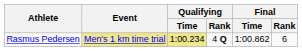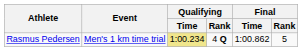(125, 40) khaki background -> (125, 40) no background
(284, 40) 6 -> (284, 40) 5
